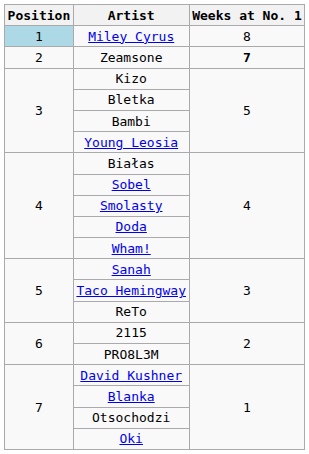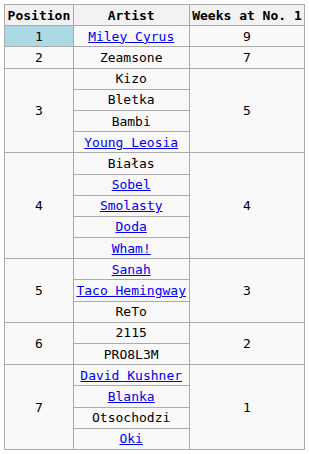(247, 36) 8 -> (247, 36) 9
(247, 57) bold -> (247, 57) normal
